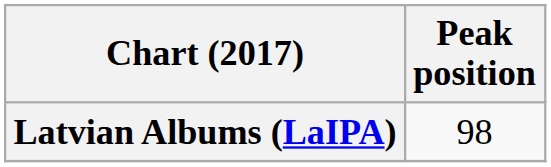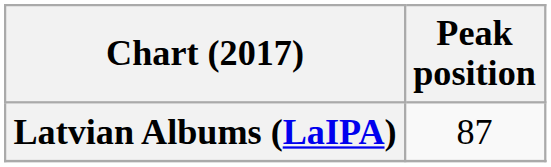(475, 131) 98 -> (475, 131) 87
